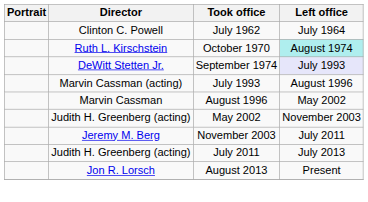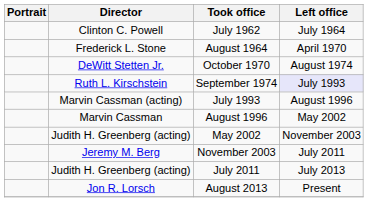+ row: (236, 48)
(121, 48) Ruth L. Kirschstein -> (121, 65) DeWitt Stetten Jr.
(322, 48) paleturquoise background -> (322, 65) no background
(121, 65) DeWitt Stetten Jr. -> (121, 83) Ruth L. Kirschstein
